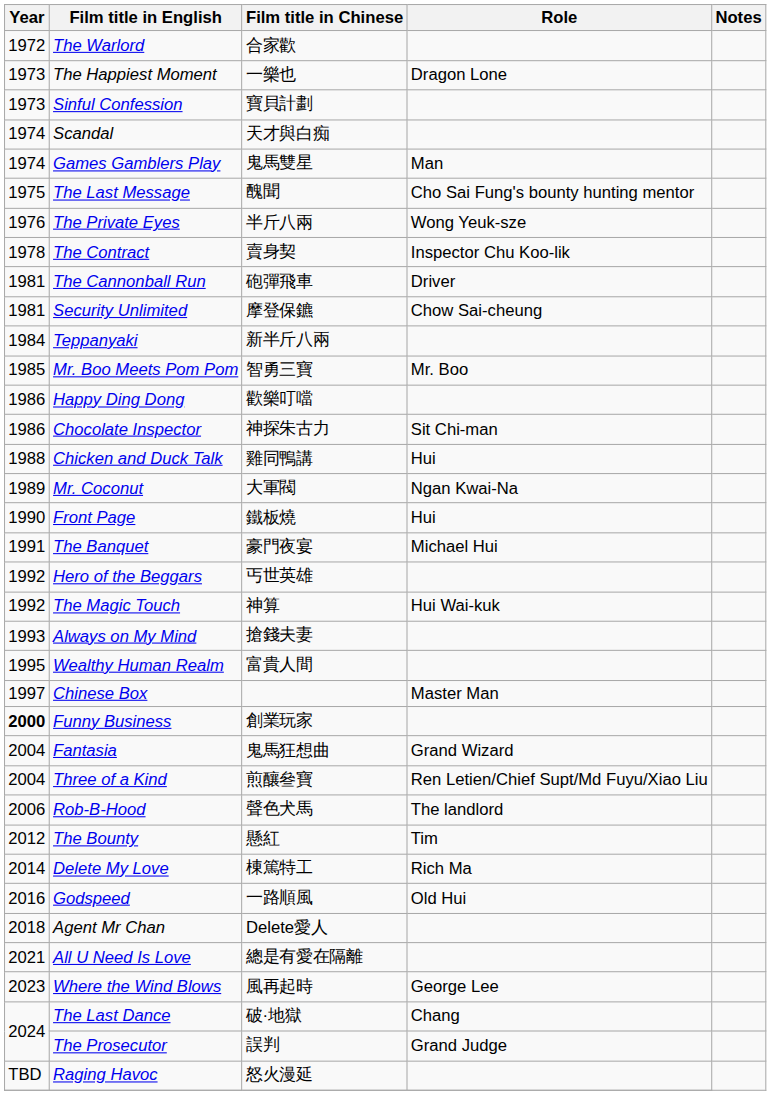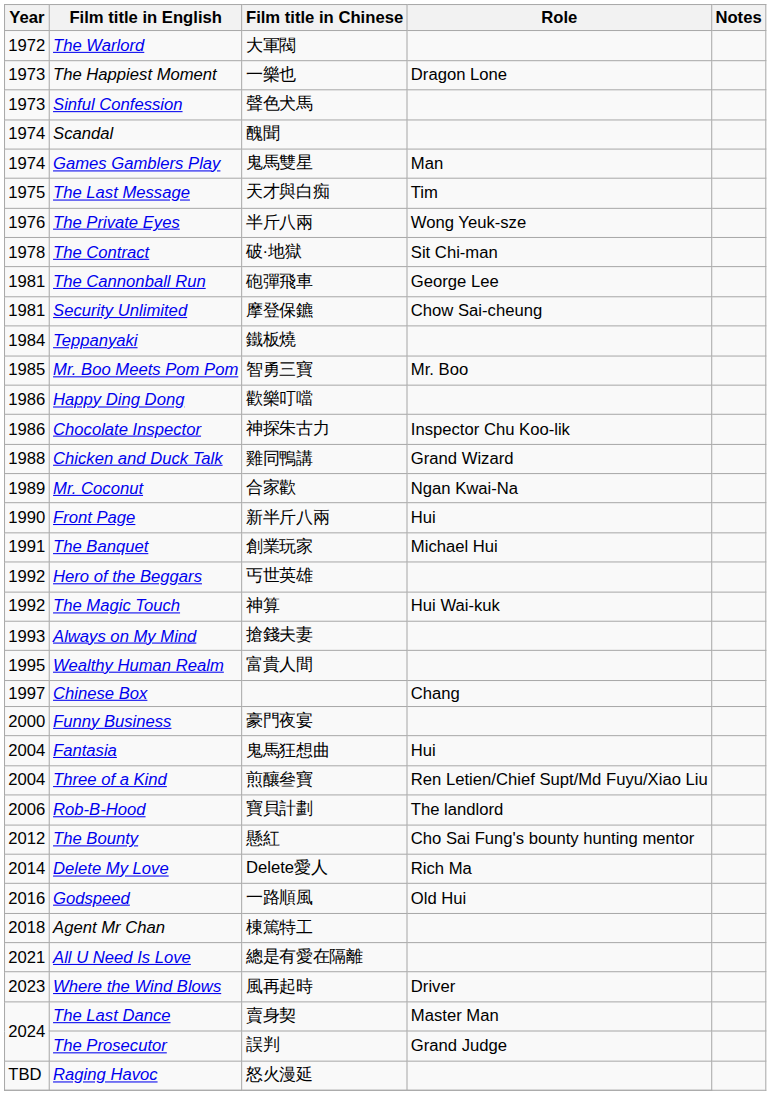(271, 45) 合家歡 -> (271, 45) 大軍閥
(279, 104) 寶貝計劃 -> (279, 104) 聲色犬馬
(288, 133) 天才與白痴 -> (263, 133) 醜聞
(263, 192) 醜聞 -> (288, 192) 天才與白痴
(553, 193) Cho Sai Fung's bounty hunting mentor -> (424, 193) Tim
(271, 251) 賣身契 -> (274, 251) 破·地獄
(490, 252) Inspector Chu Koo-lik -> (454, 252) Sit Chi-man
(433, 281) Driver -> (455, 281) George Lee
(288, 340) 新半斤八兩 -> (271, 340) 鐵板燒
(454, 429) Sit Chi-man -> (490, 429) Inspector Chu Koo-lik
(423, 458) Hui -> (462, 458) Grand Wizard
(271, 487) 大軍閥 -> (271, 487) 合家歡
(271, 517) 鐵板燒 -> (288, 517) 新半斤八兩
(279, 546) 豪門夜宴 -> (279, 546) 創業玩家
(455, 693) Master Man -> (435, 693) Chang
(27, 721) bold -> (27, 721) normal
(279, 720) 創業玩家 -> (279, 720) 豪門夜宴
(462, 750) Grand Wizard -> (423, 750) Hui
(279, 809) 聲色犬馬 -> (279, 809) 寶貝計劃
(424, 839) Tim -> (553, 839) Cho Sai Fung's bounty hunting mentor
(279, 868) 棟篤特工 -> (287, 868) Delete愛人
(287, 927) Delete愛人 -> (279, 927) 棟篤特工
(455, 986) George Lee -> (433, 986) Driver
(274, 1015) 破·地獄 -> (271, 1015) 賣身契
(435, 1016) Chang -> (455, 1016) Master Man
